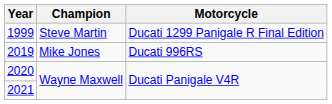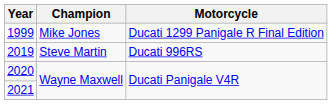(73, 33) Steve Martin -> (70, 33) Mike Jones
(70, 52) Mike Jones -> (73, 52) Steve Martin
